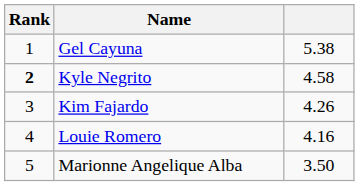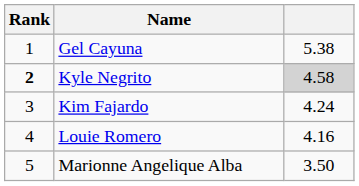(319, 77) no background -> (319, 77) lightgrey background
(319, 107) 4.26 -> (319, 107) 4.24
